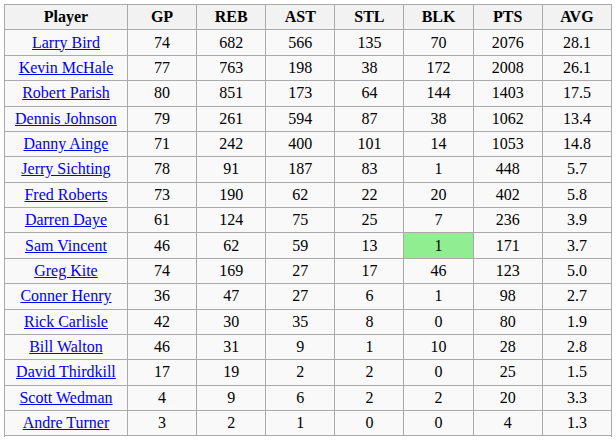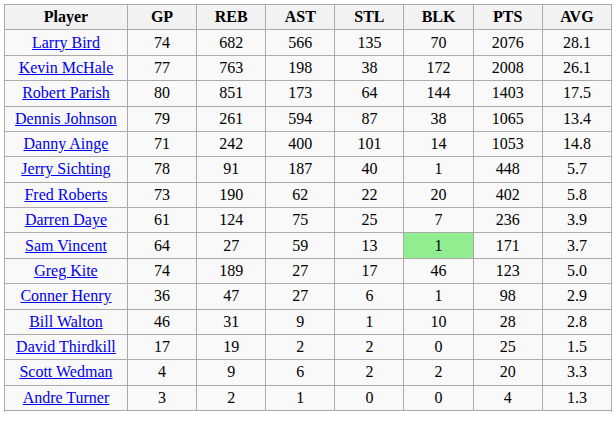(508, 118) 1062 -> (508, 118) 1065
(369, 169) 83 -> (369, 169) 40
(162, 245) 46 -> (162, 245) 64
(231, 245) 62 -> (231, 245) 27
(231, 270) 169 -> (231, 270) 189
(577, 296) 2.7 -> (577, 296) 2.9
- row: (66, 321)
